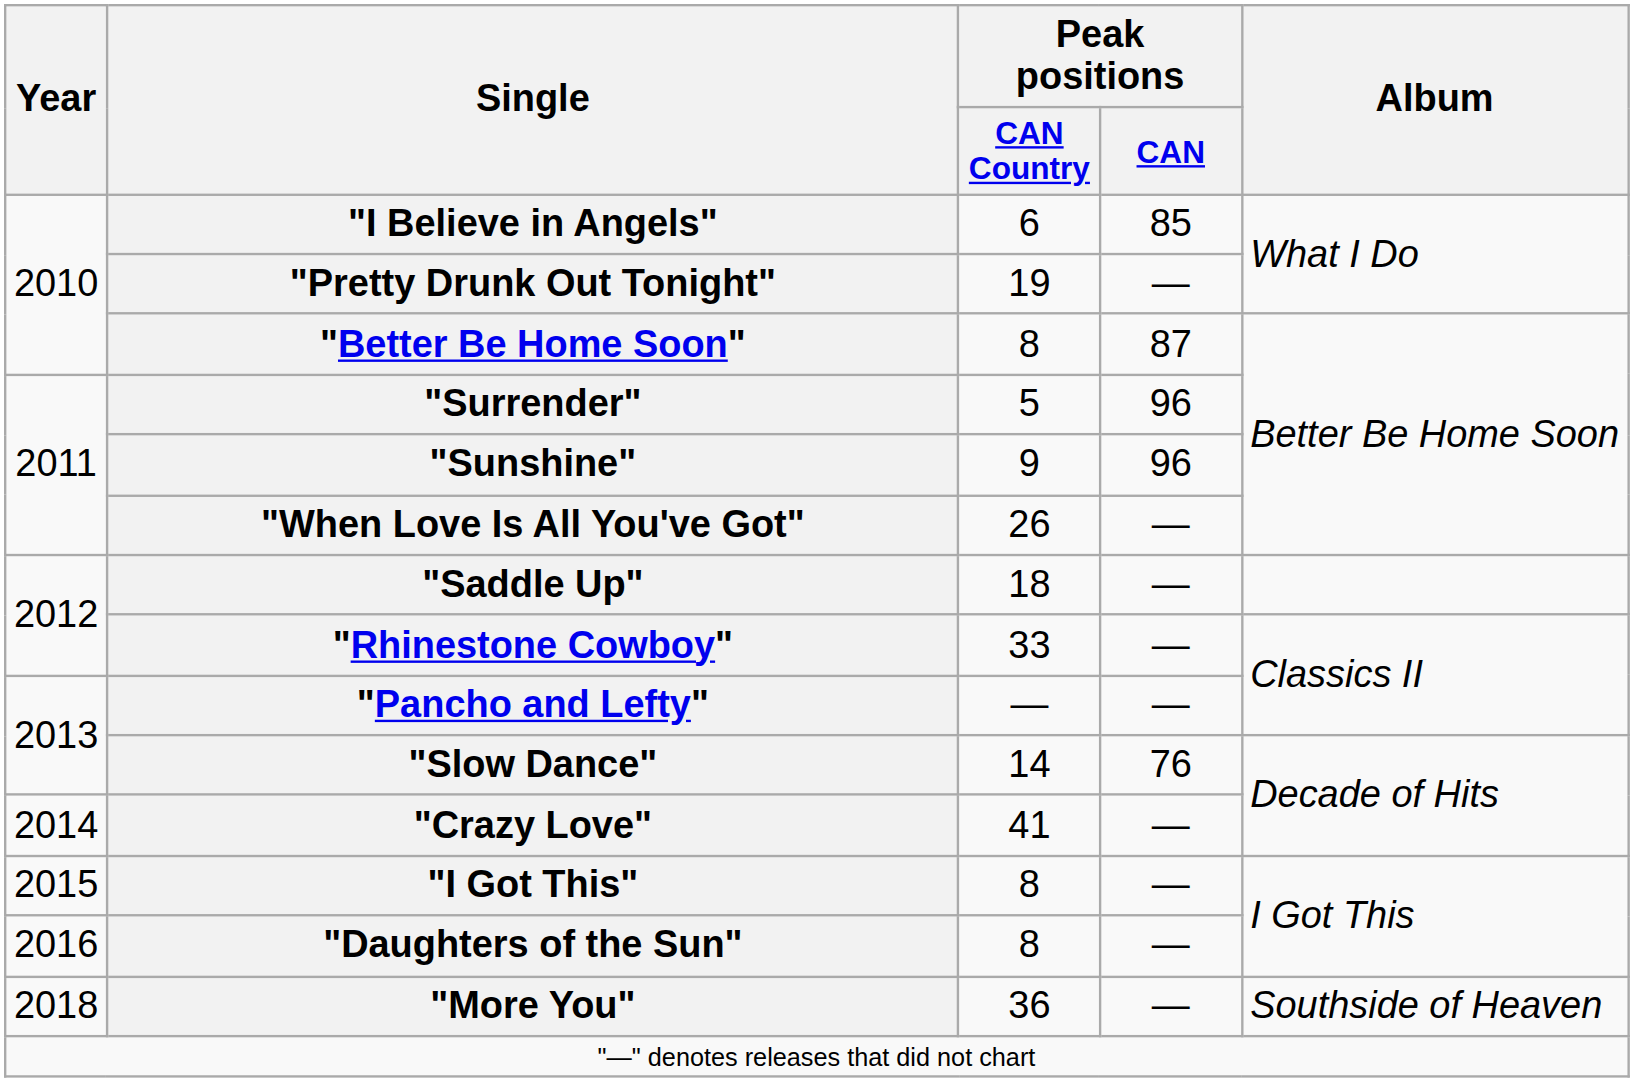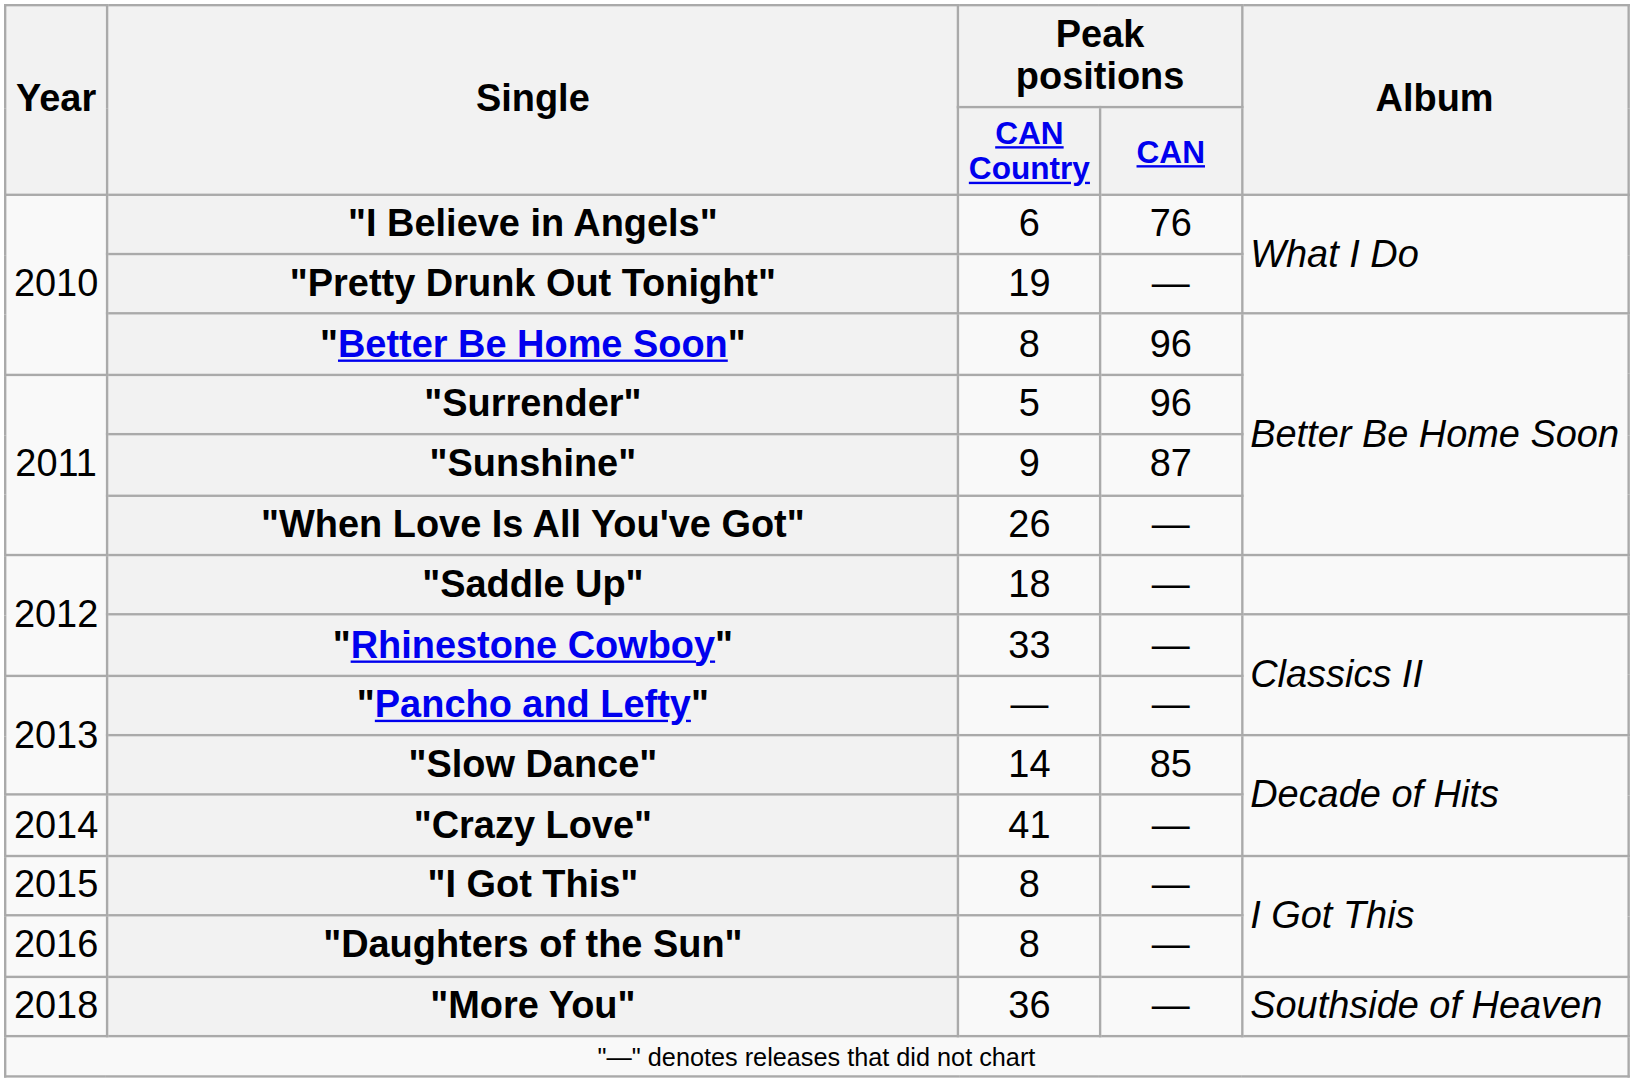(1171, 223) 85 -> (1171, 223) 76
(1171, 343) 87 -> (1171, 343) 96
(1171, 463) 96 -> (1171, 463) 87
(1171, 764) 76 -> (1171, 764) 85
